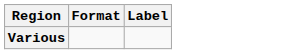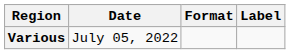+ column: (125, 16)
